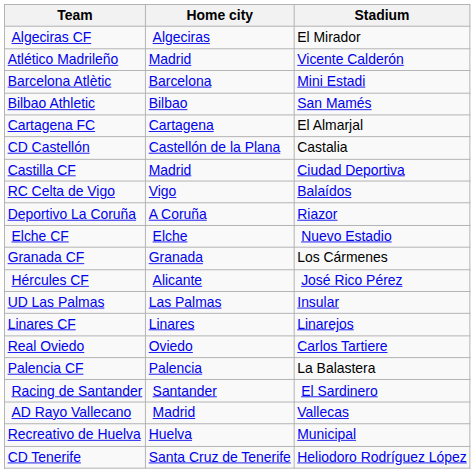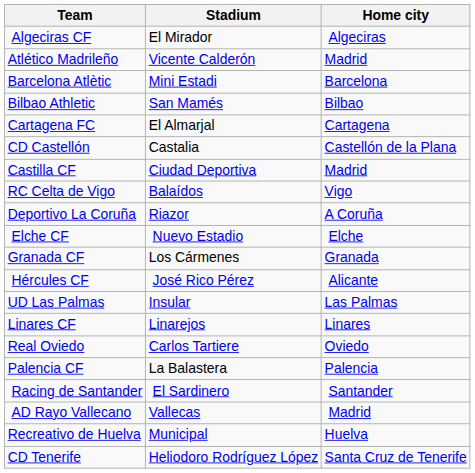columns swapped: (220, 15) <-> (382, 15)
